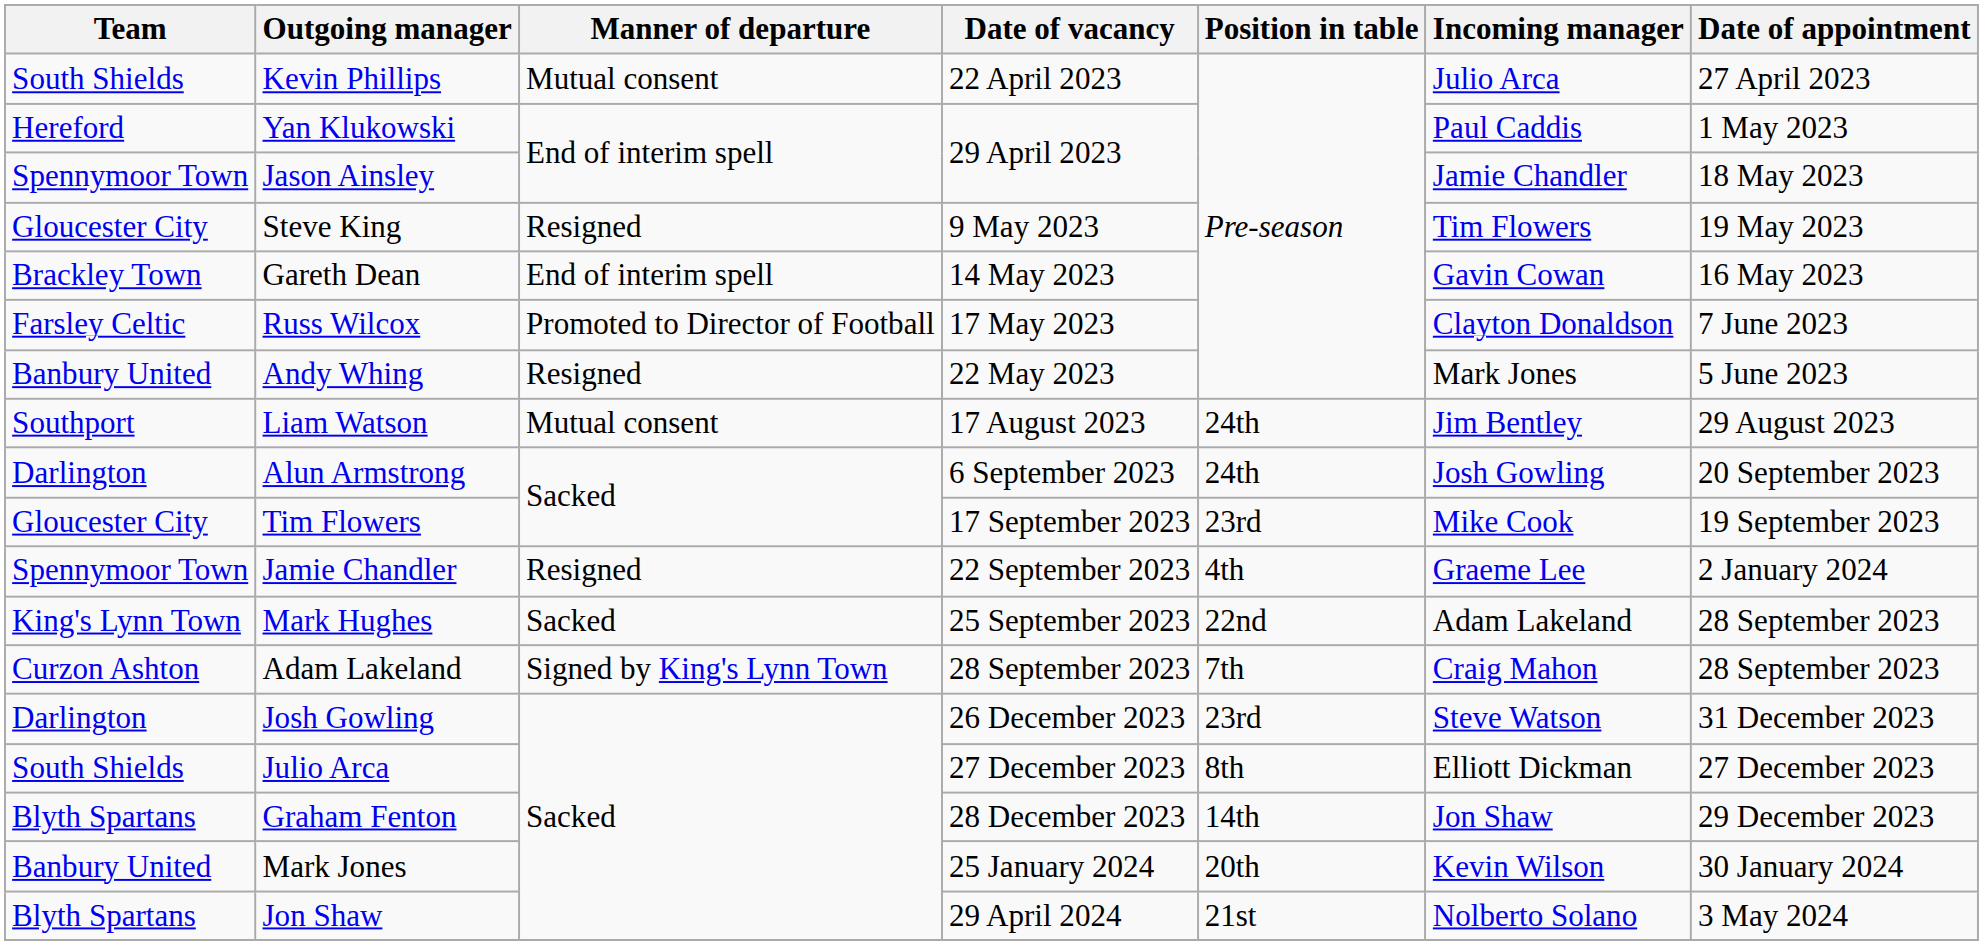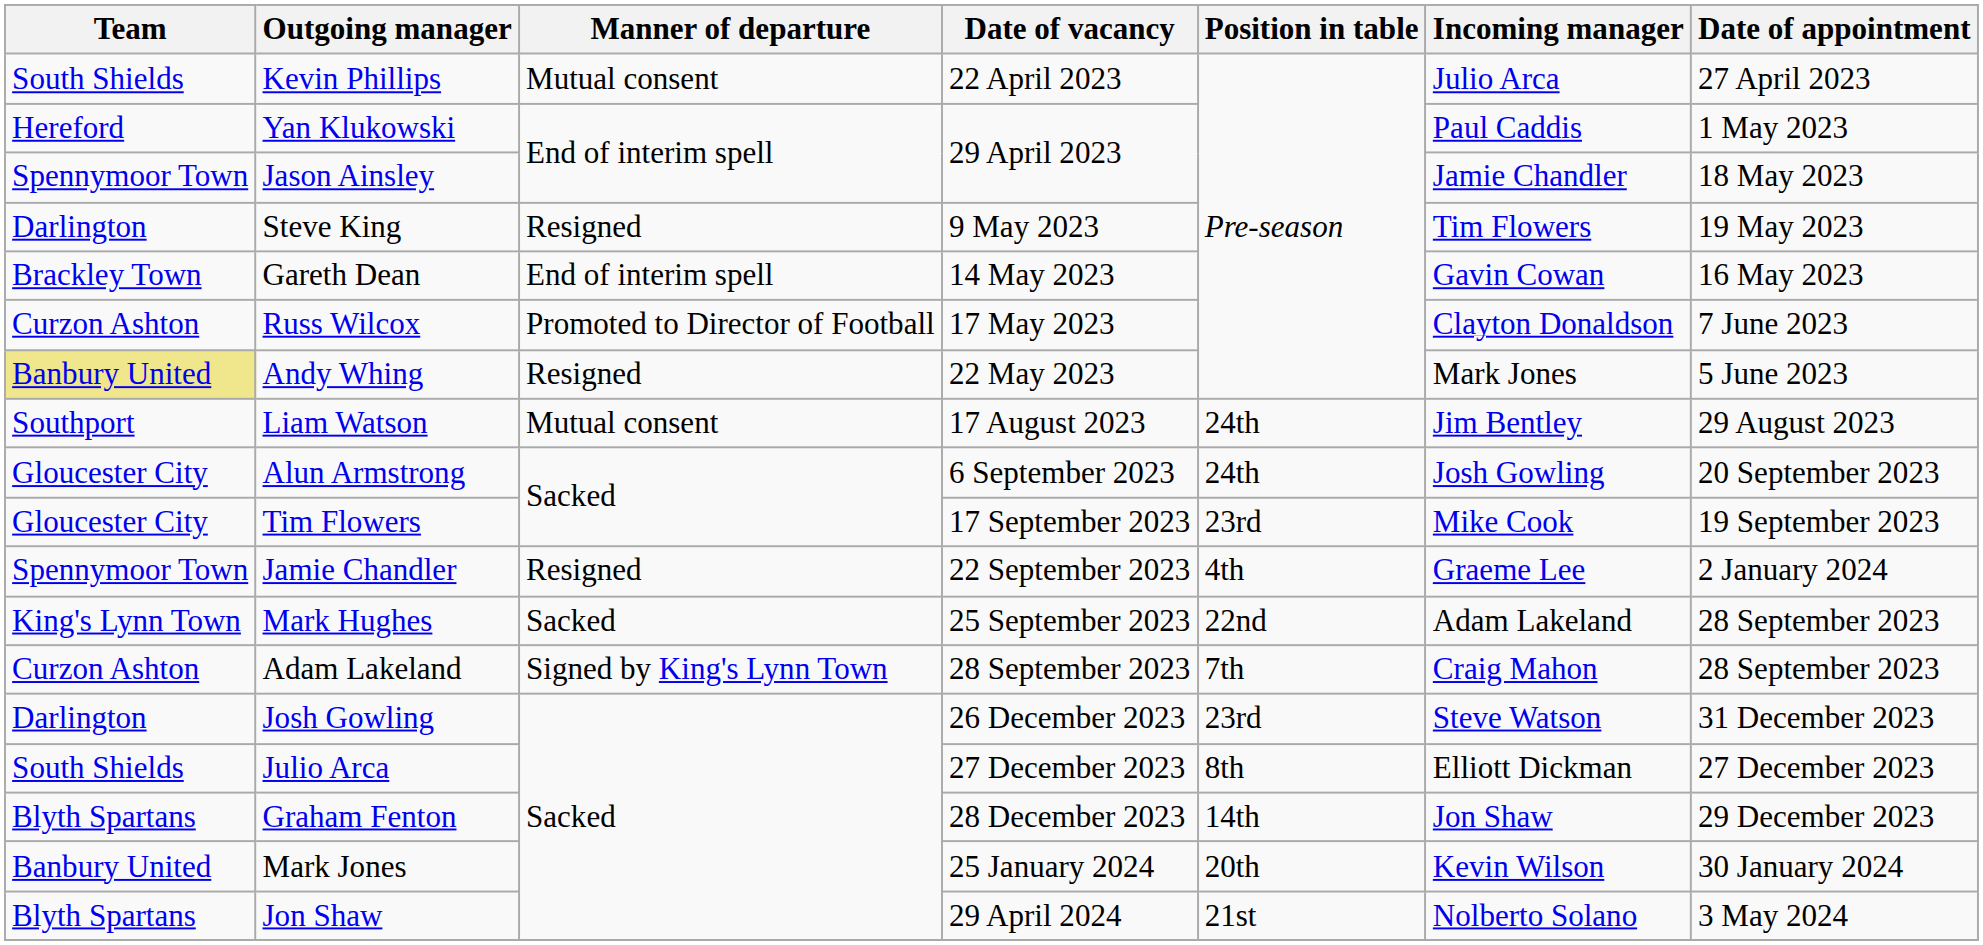(110, 226) Gloucester City -> (79, 226) Darlington
(99, 324) Farsley Celtic -> (106, 324) Curzon Ashton
(112, 373) no background -> (112, 373) khaki background
(79, 472) Darlington -> (110, 472) Gloucester City
